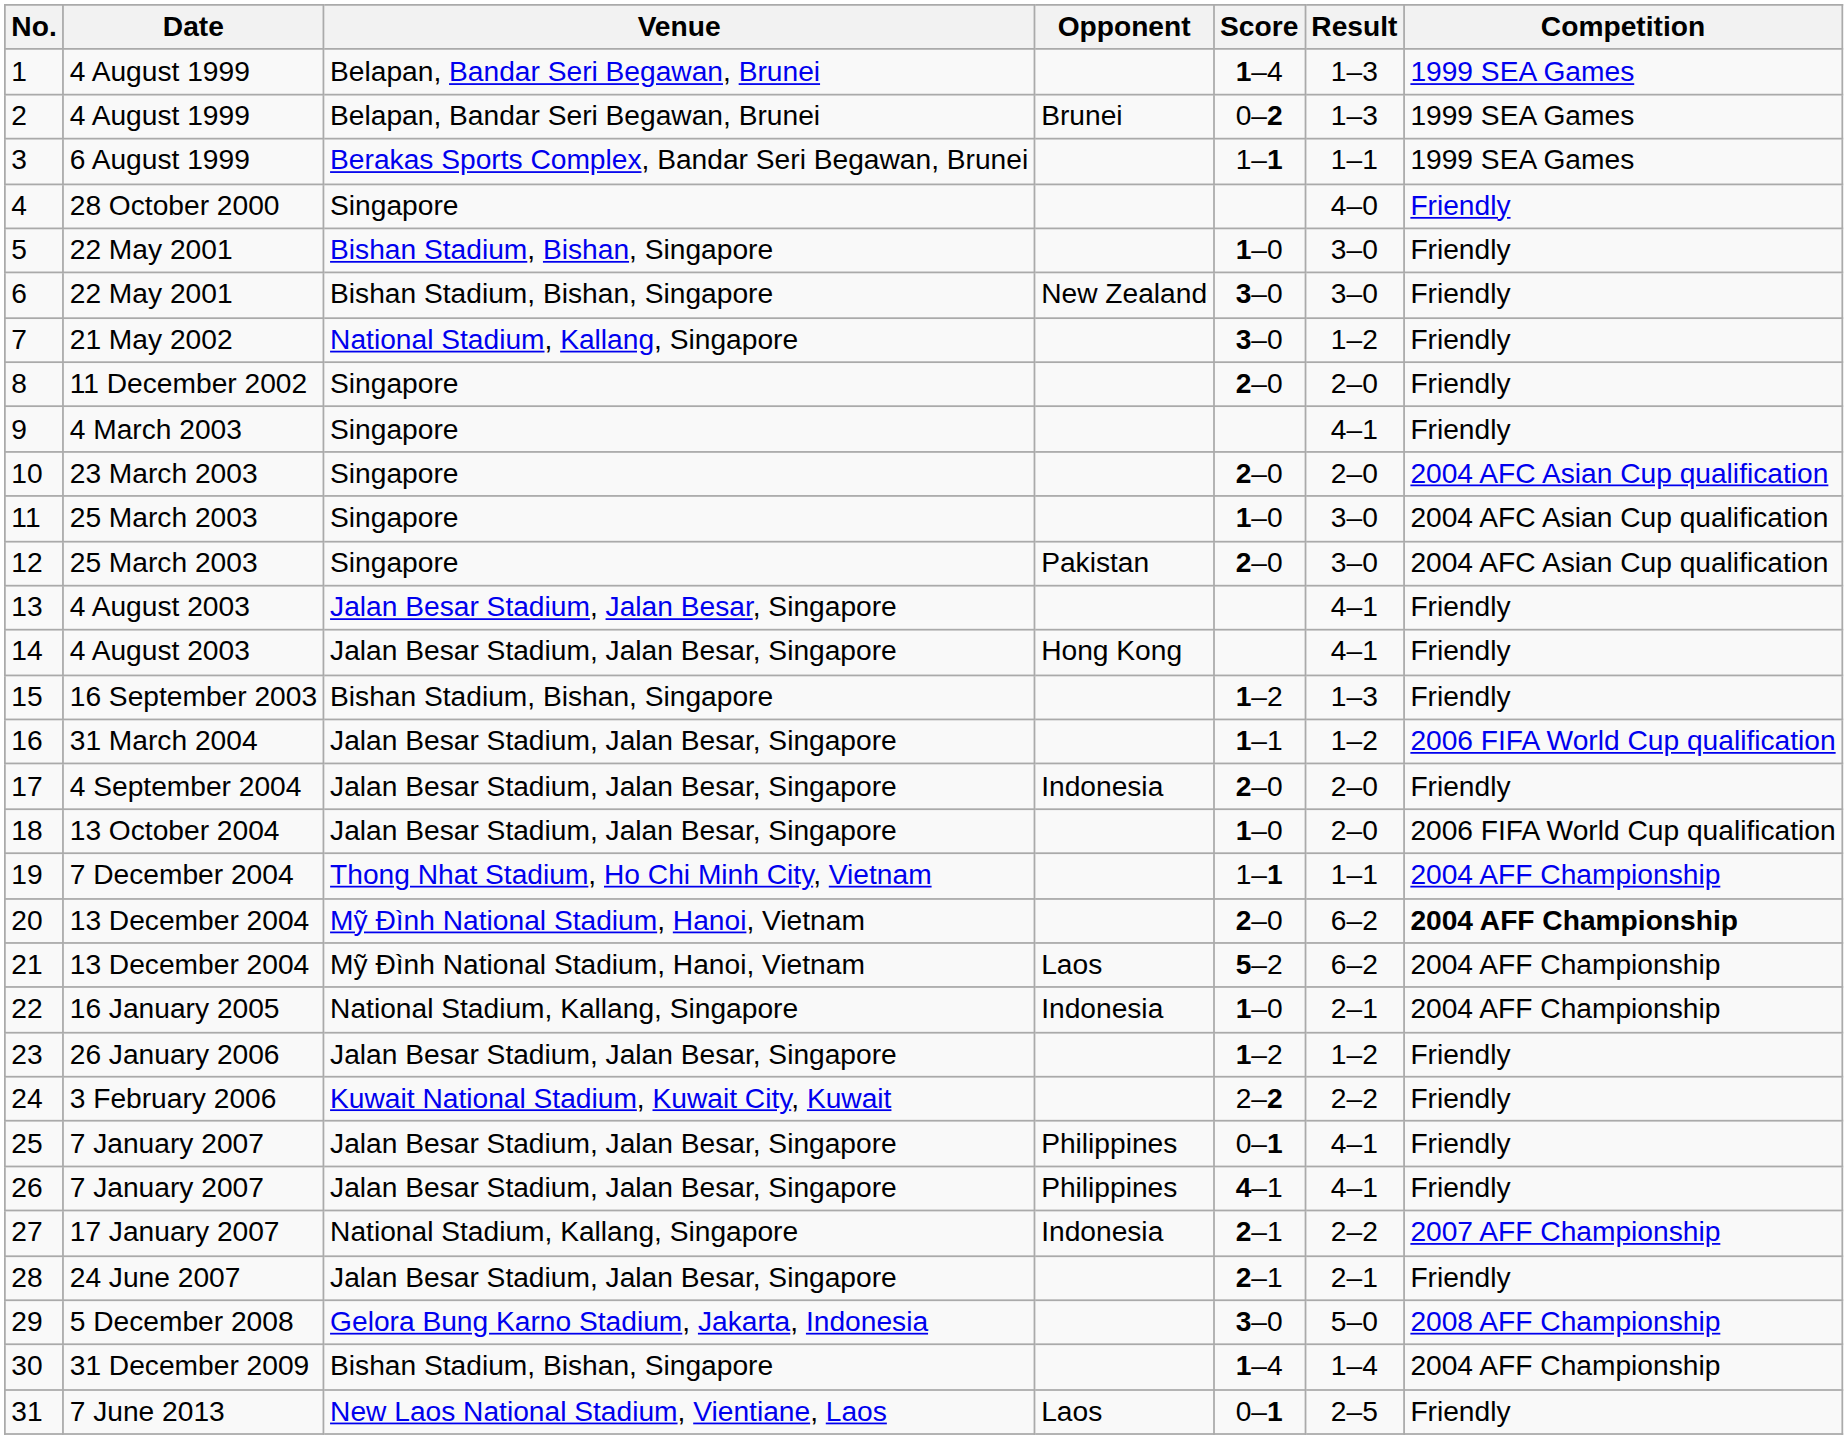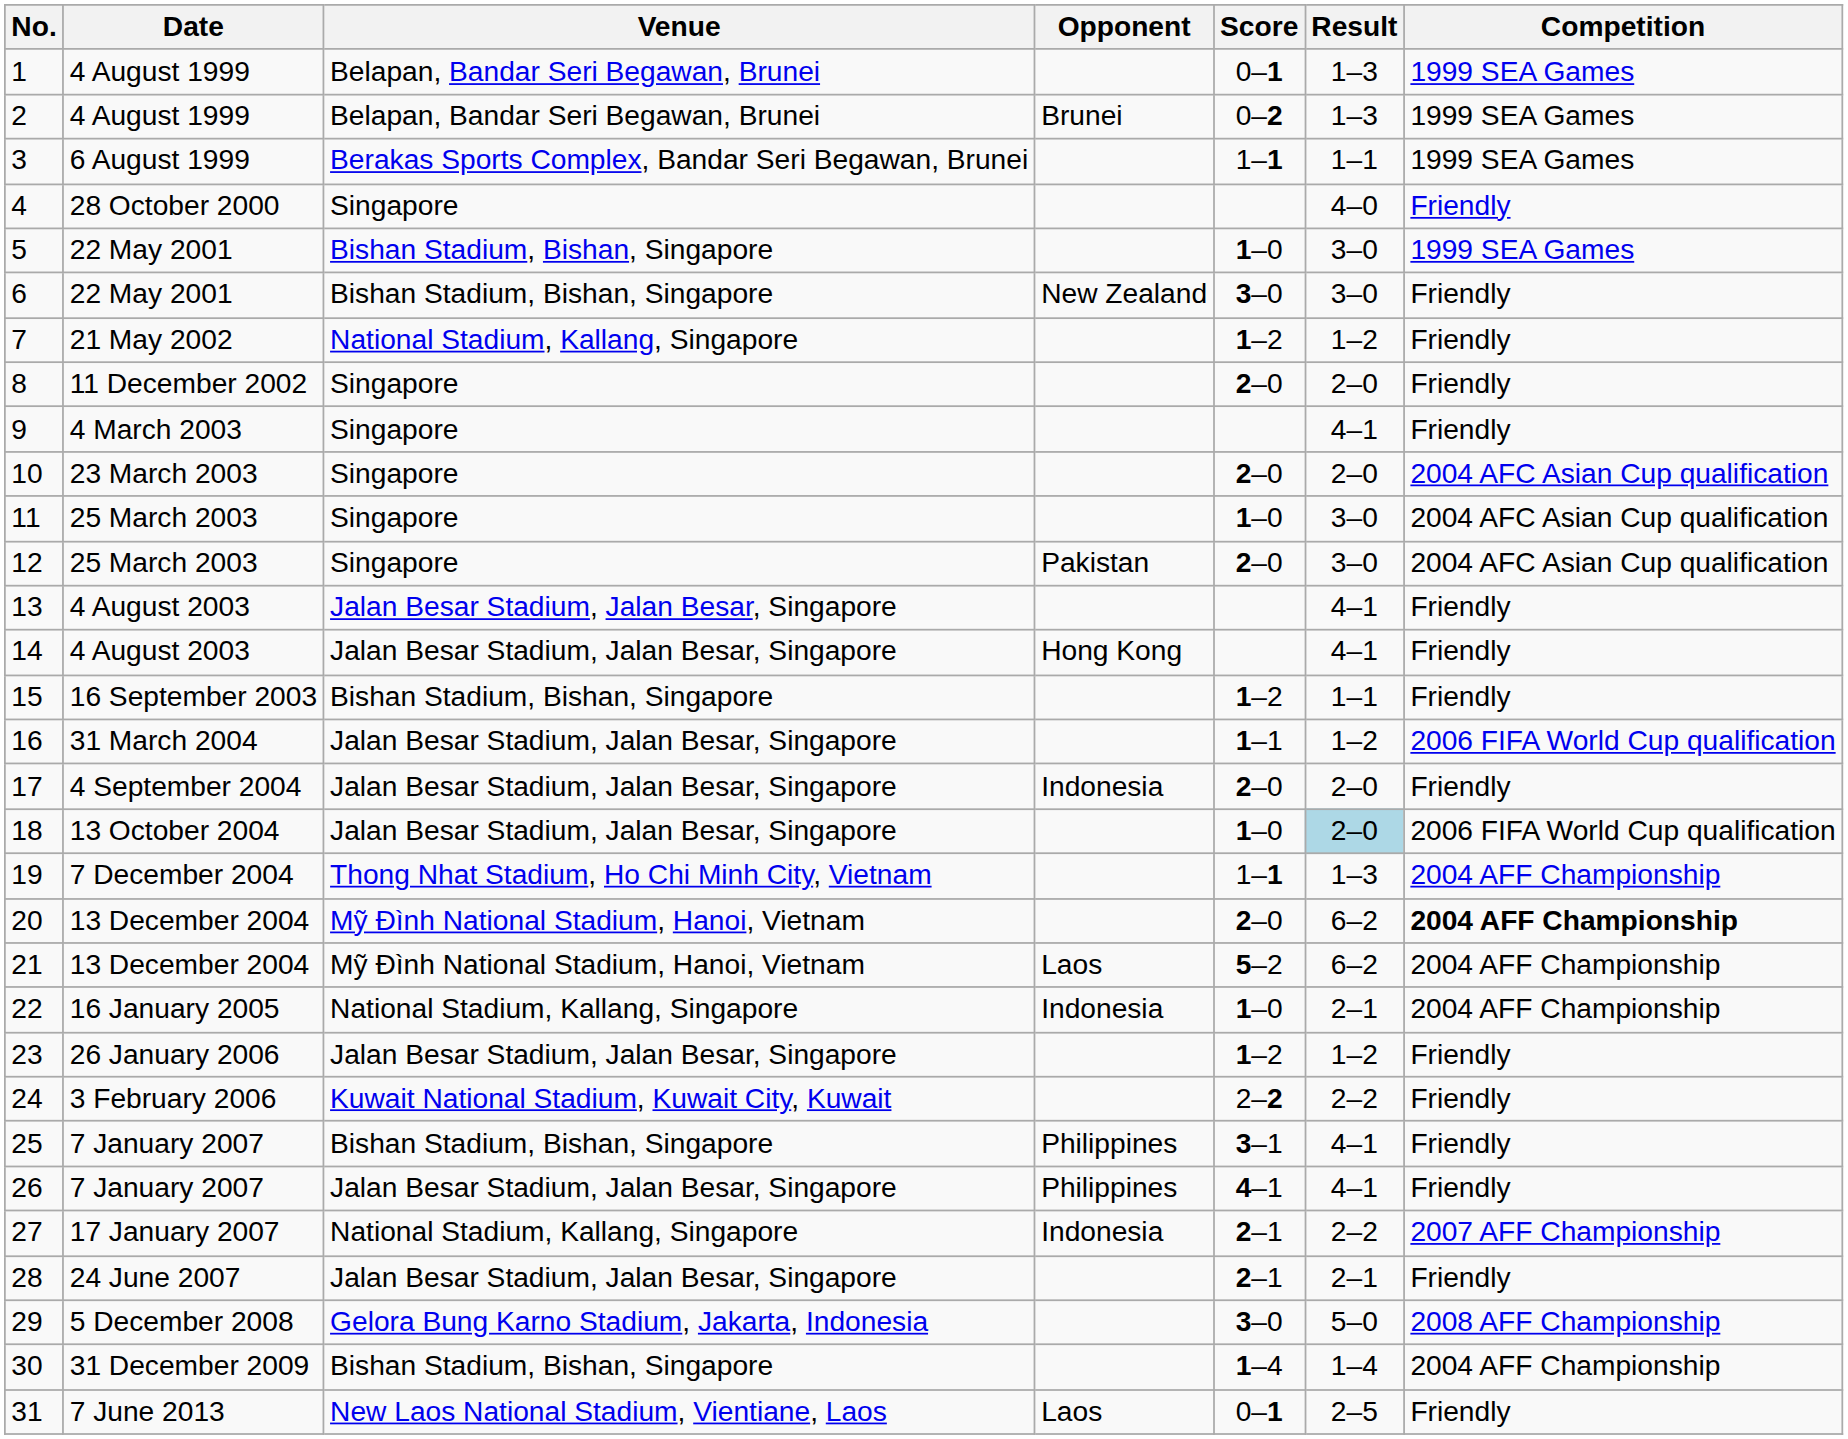(1259, 71) 1–4 -> (1259, 71) 0–1
(1460, 250) Friendly -> (1522, 250) 1999 SEA Games
(1259, 339) 3–0 -> (1259, 339) 1–2
(1354, 696) 1–3 -> (1354, 696) 1–1
(1354, 830) no background -> (1354, 830) lightblue background
(1354, 875) 1–1 -> (1354, 875) 1–3
(613, 1143) Jalan Besar Stadium, Jalan Besar, Singapore -> (552, 1143) Bishan Stadium, Bishan, Singapore
(1259, 1143) 0–1 -> (1259, 1143) 3–1
